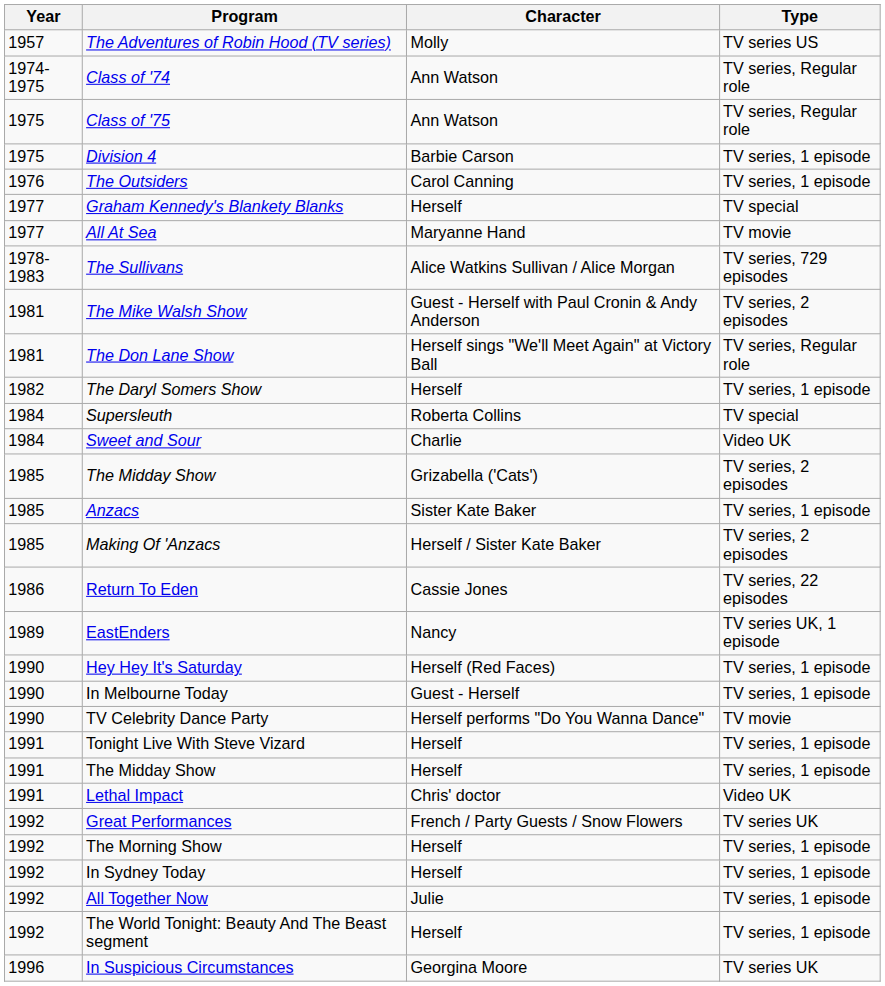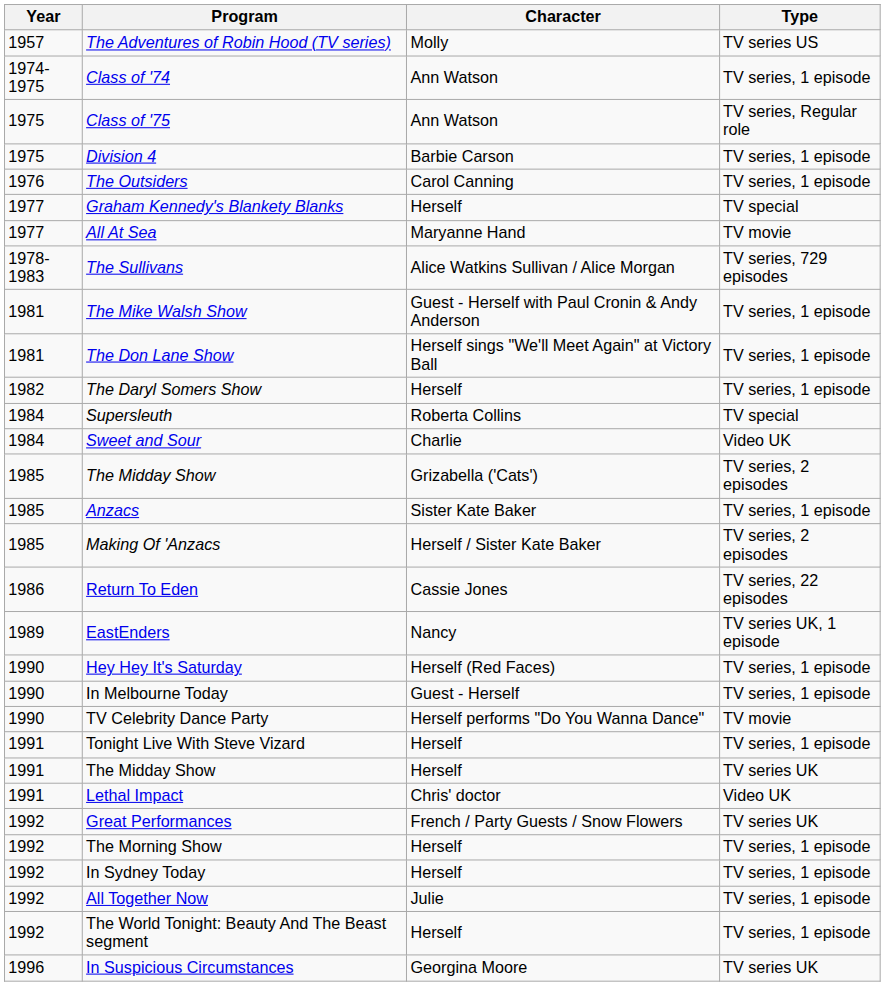(790, 77) TV series, Regular role -> (797, 77) TV series, 1 episode
(766, 311) TV series, 2 episodes -> (797, 311) TV series, 1 episode
(790, 355) TV series, Regular role -> (797, 355) TV series, 1 episode
(797, 770) TV series, 1 episode -> (771, 770) TV series UK
